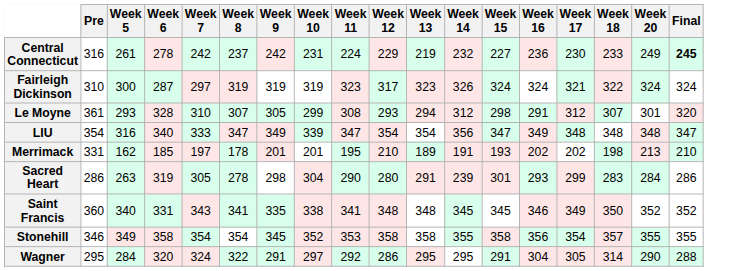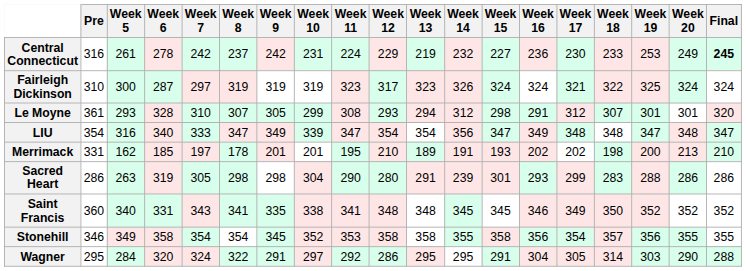+ column: (650, 21)
(238, 178) 278 -> (238, 178) 298
(650, 178) 284 -> (688, 178) 286
